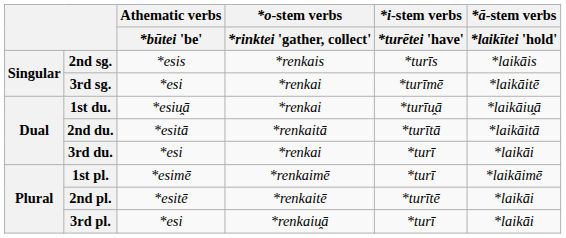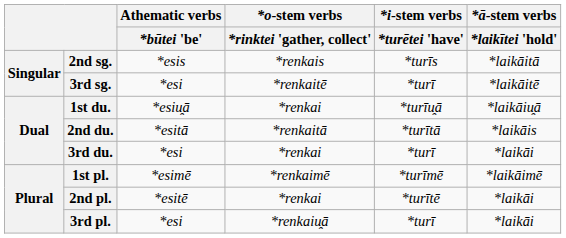(514, 61) *laikāis -> (514, 61) *laikāitā
(300, 84) *renkai -> (300, 84) *renkaitē
(421, 84) *turīmē -> (421, 84) *turī
(514, 130) *laikāitā -> (514, 130) *laikāis
(421, 175) *turī -> (421, 175) *turīmē
(300, 198) *renkaitē -> (300, 198) *renkai
